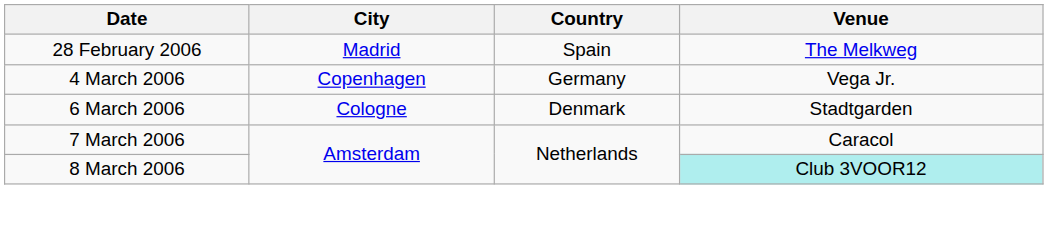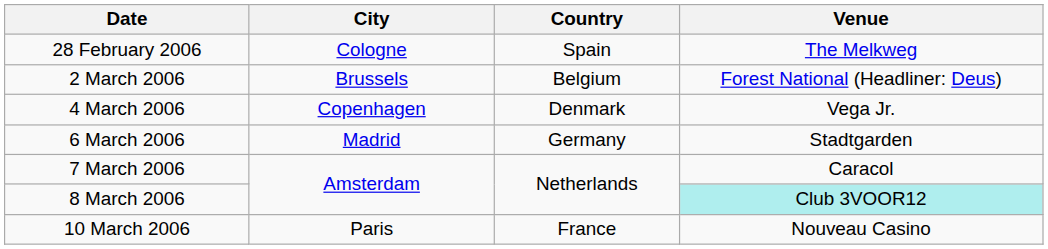(372, 49) Madrid -> (372, 49) Cologne
+ row: (127, 79)
(587, 79) Germany -> (587, 109) Denmark
(372, 109) Cologne -> (372, 139) Madrid
(587, 109) Denmark -> (587, 139) Germany
+ row: (127, 229)
